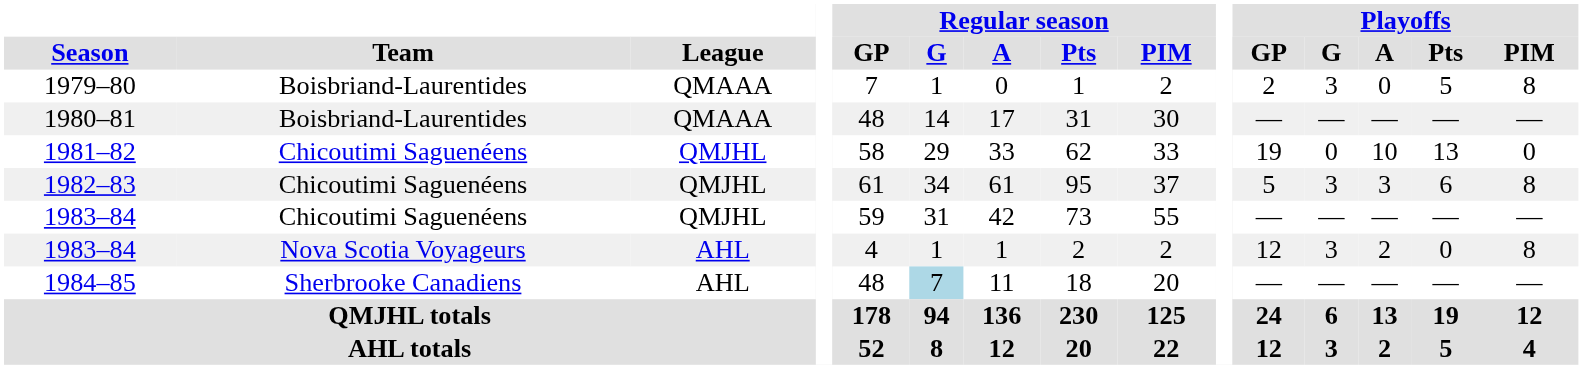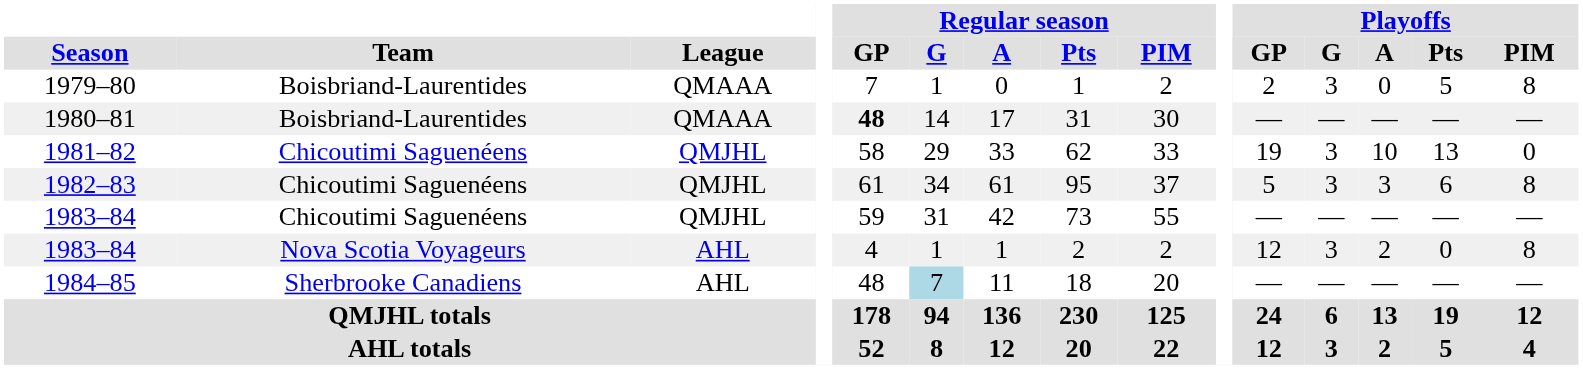(871, 118) normal -> (871, 118) bold
(1331, 151) 0 -> (1331, 151) 3
